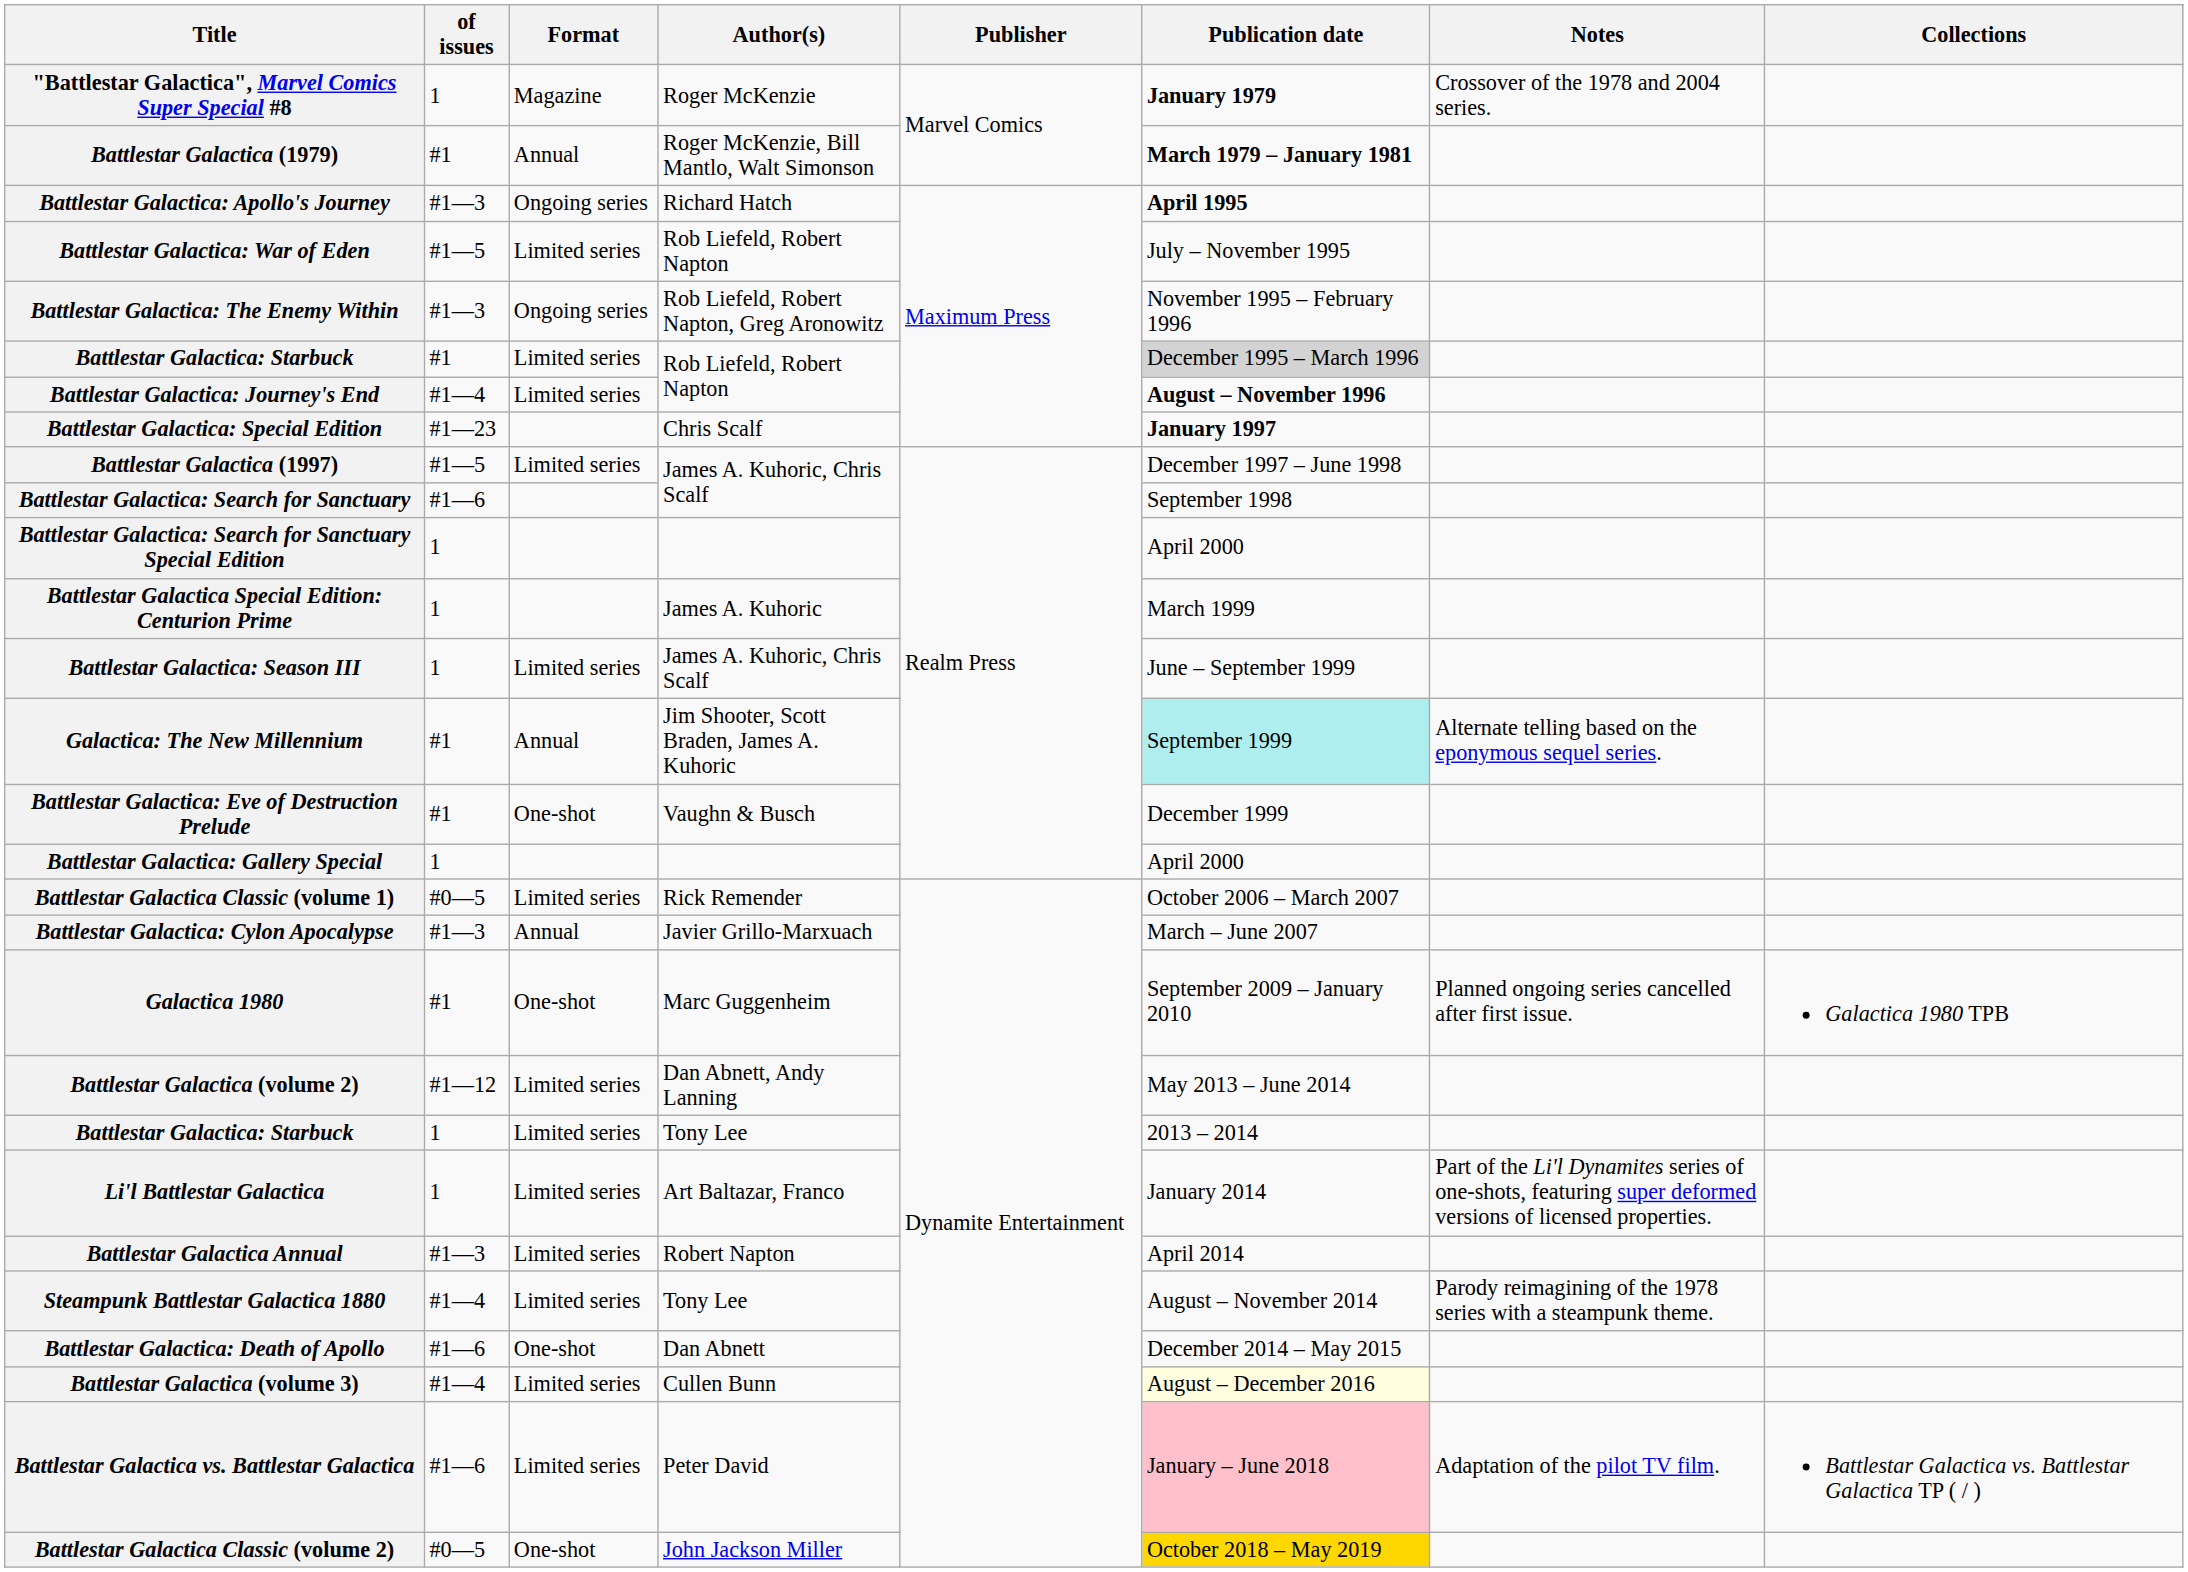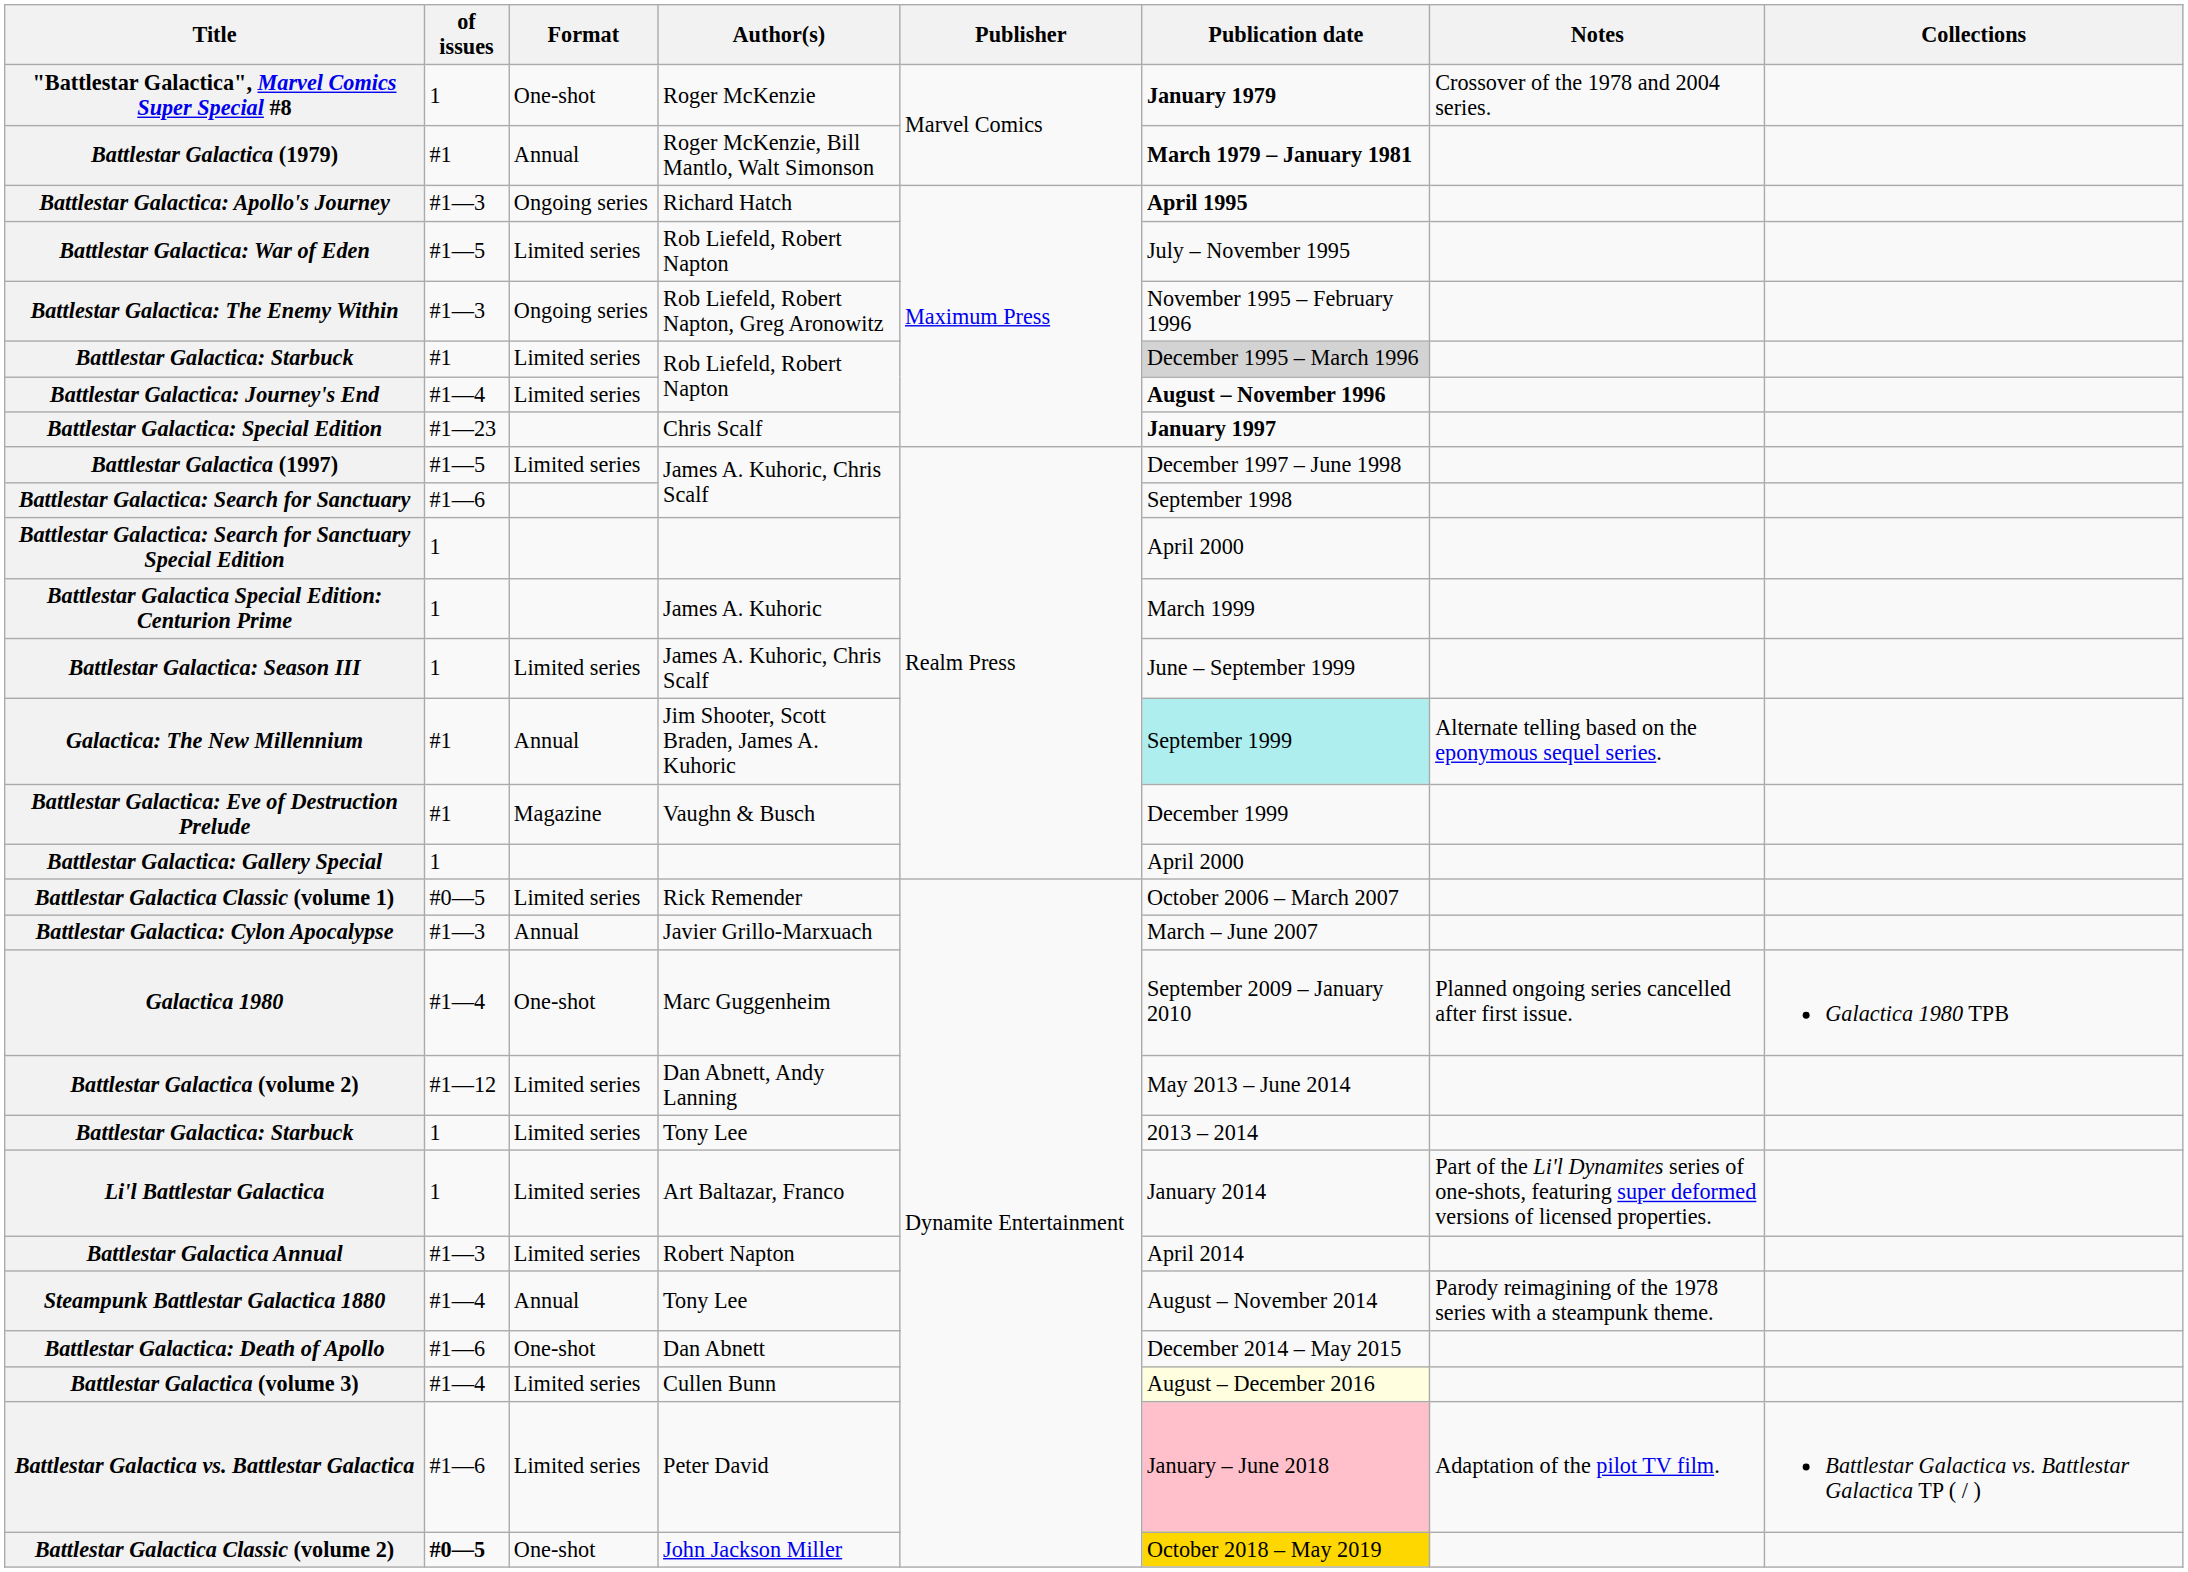(558, 94) Magazine -> (555, 94) One-shot
(555, 813) One-shot -> (558, 813) Magazine
(441, 1002) #1 -> (457, 1002) #1—4
(577, 1300) Limited series -> (547, 1300) Annual
(457, 1549) normal -> (457, 1549) bold
